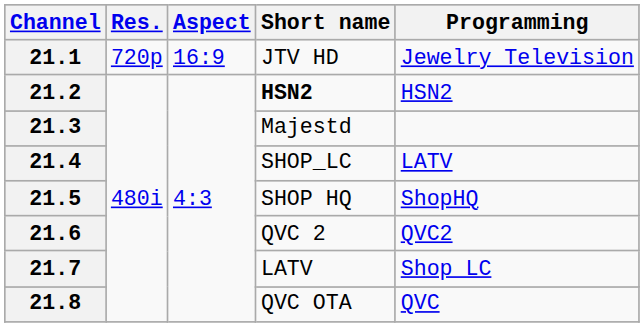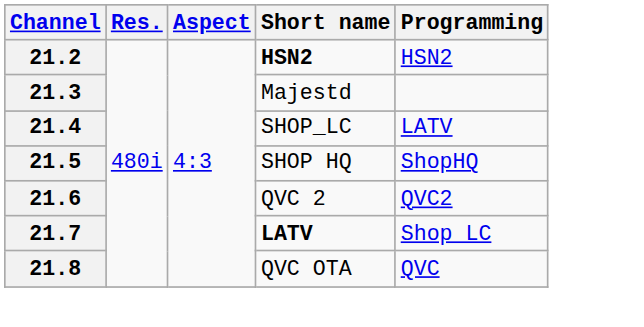- row: (55, 58)
(287, 269) normal -> (287, 233) bold
